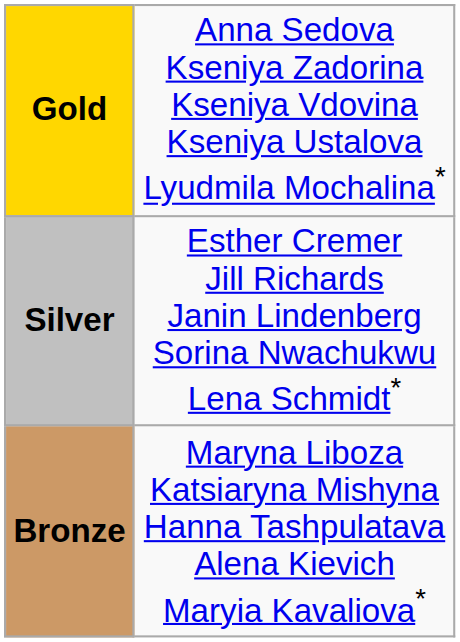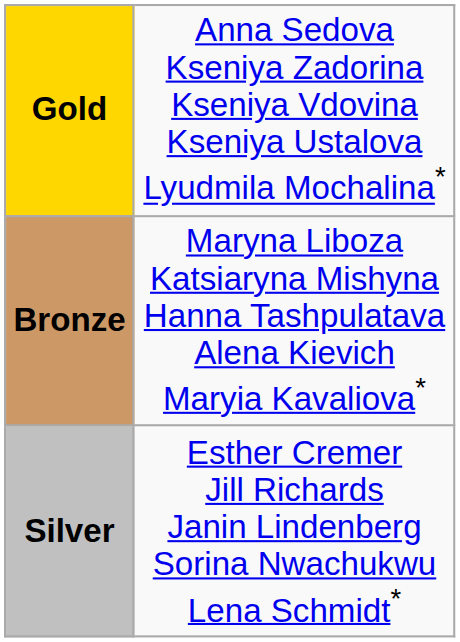rows swapped: (69, 320) <-> (70, 530)
